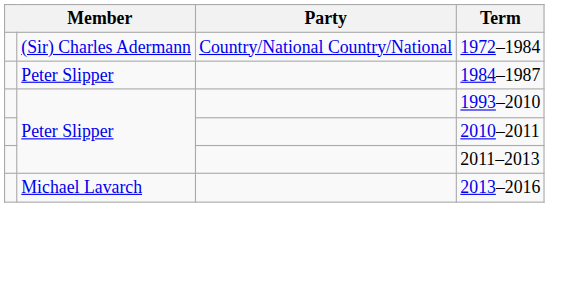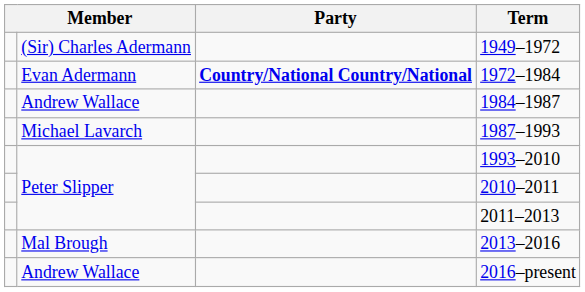+ row: (520, 46)
(106, 46) (Sir) Charles Adermann -> (79, 74) Evan Adermann
(326, 46) normal -> (336, 74) bold
(67, 74) Peter Slipper -> (80, 103) Andrew Wallace
+ row: (520, 131)
(82, 187) Michael Lavarch -> (64, 243) Mal Brough
+ row: (528, 272)
